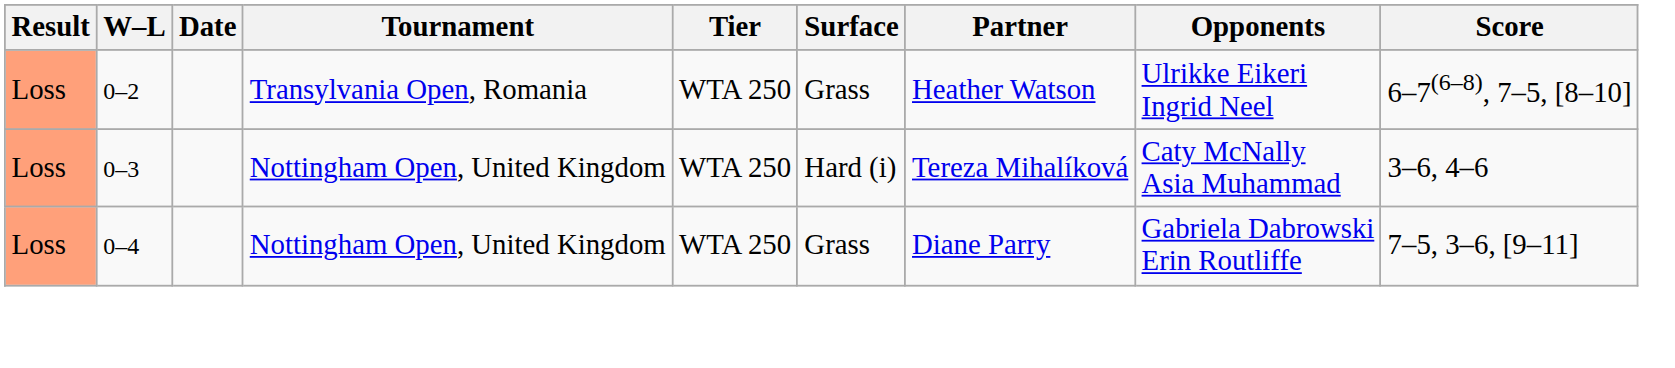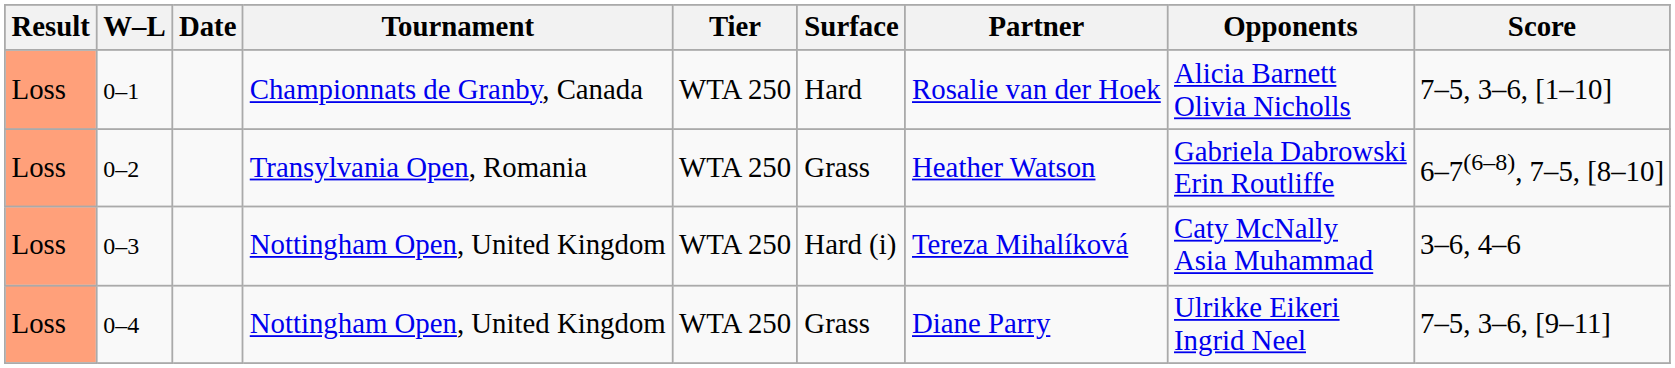+ row: (121, 91)
(1224, 89) Ulrikke Eikeri Ingrid Neel -> (1290, 167) Gabriela Dabrowski Erin Routliffe
(1258, 245) Gabriela Dabrowski Erin Routliffe -> (1257, 323) Ulrikke Eikeri Ingrid Neel
